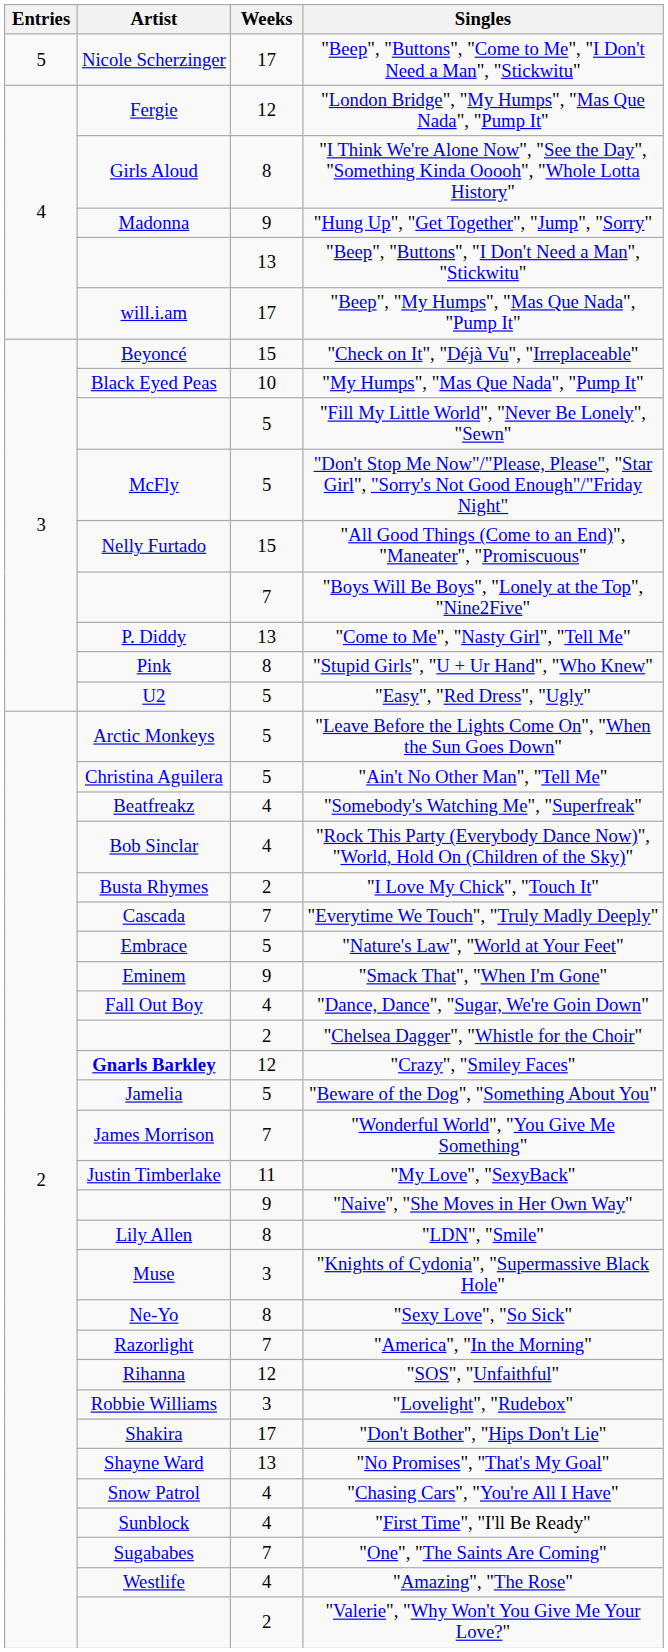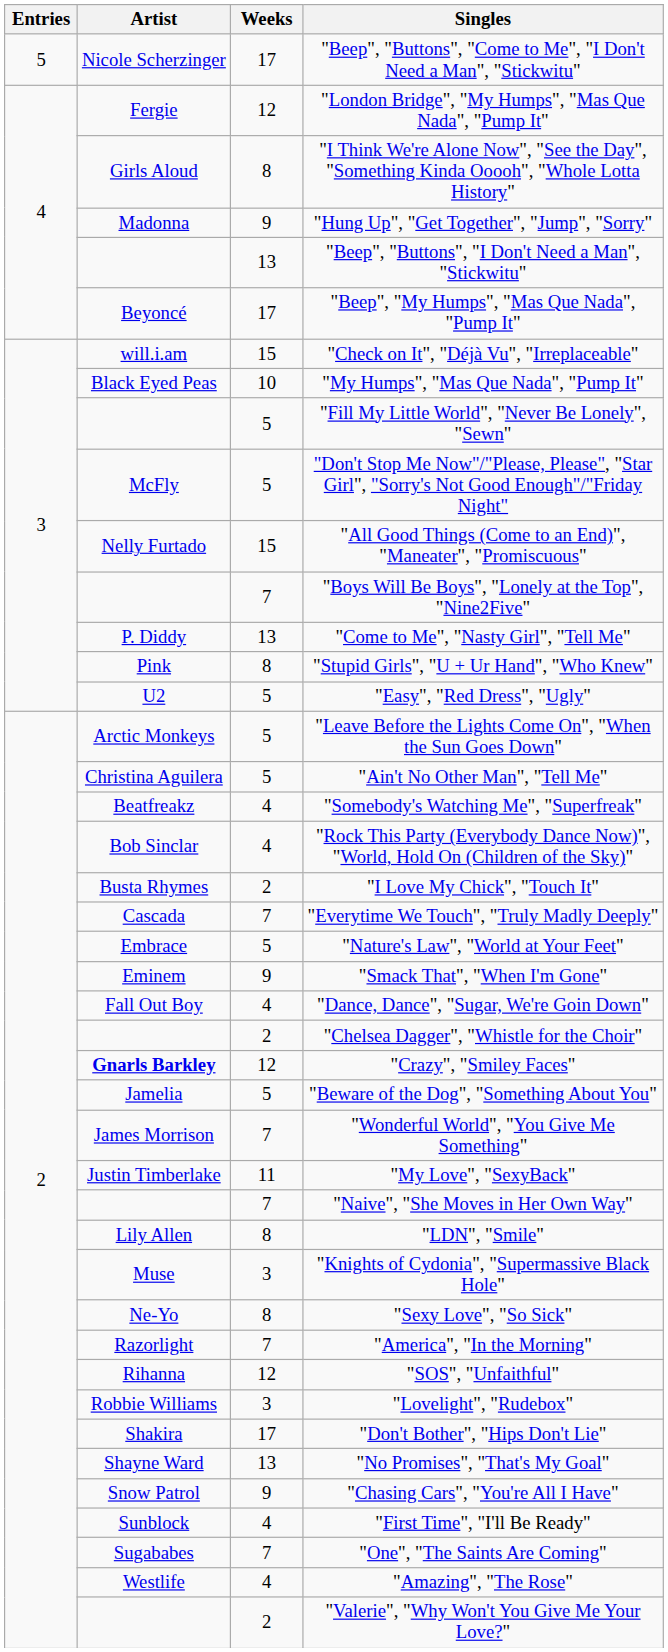(154, 313) will.i.am -> (154, 313) Beyoncé
(154, 353) Beyoncé -> (154, 353) will.i.am
(267, 1204) 9 -> (267, 1204) 7
(267, 1493) 4 -> (267, 1493) 9
